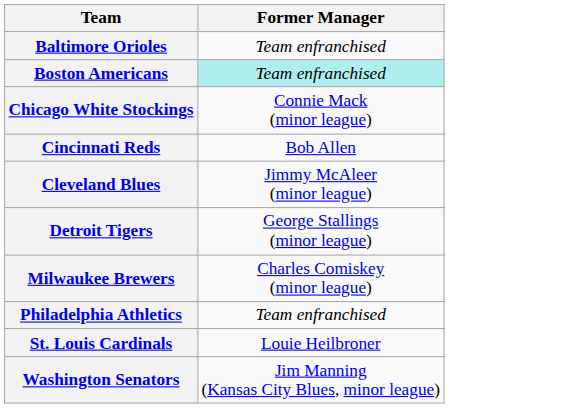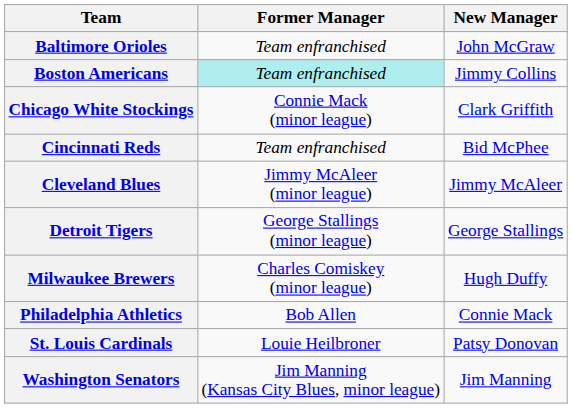+ column: (506, 18)
(321, 147) Bob Allen -> (321, 147) Team enfranchised
(321, 315) Team enfranchised -> (321, 315) Bob Allen
